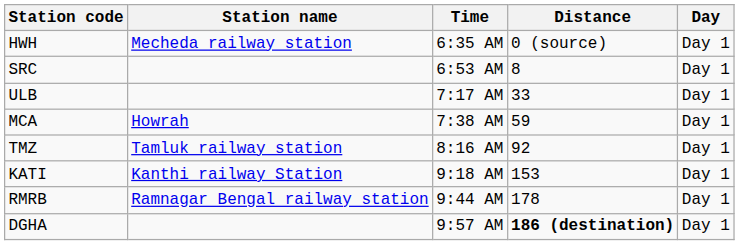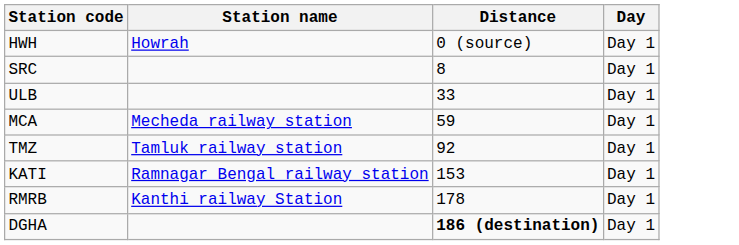- column: (470, 18)
(242, 44) Mecheda railway station -> (160, 44) Howrah
(160, 122) Howrah -> (242, 122) Mecheda railway station
(237, 174) Kanthi railway Station -> (280, 174) Ramnagar Bengal railway station
(280, 200) Ramnagar Bengal railway station -> (237, 200) Kanthi railway Station
